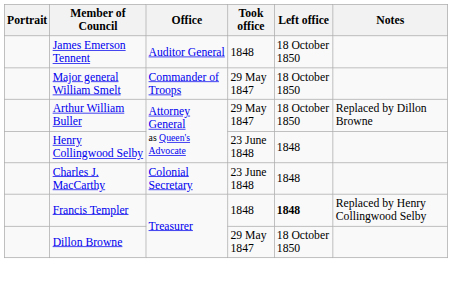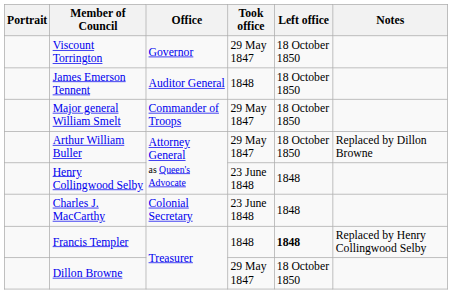+ row: (78, 51)
